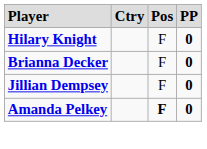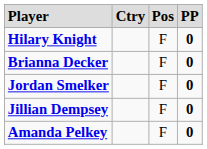+ row: (58, 86)
(162, 109) bold -> (163, 132) normal
